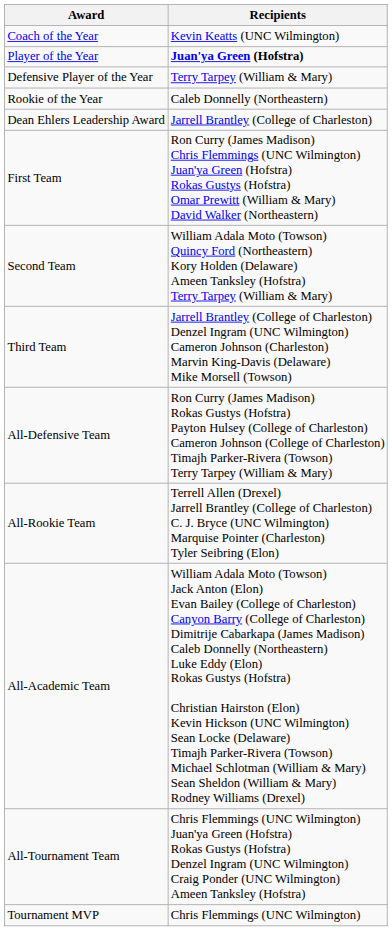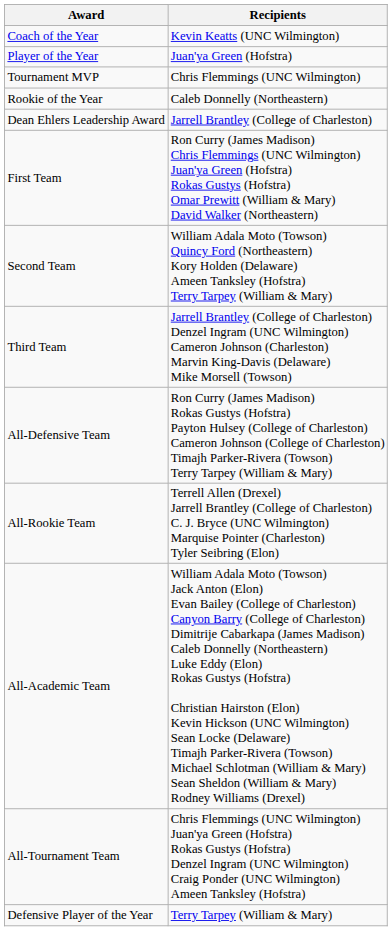(237, 57) bold -> (231, 57) normal
rows swapped: (80, 78) <-> (53, 915)
